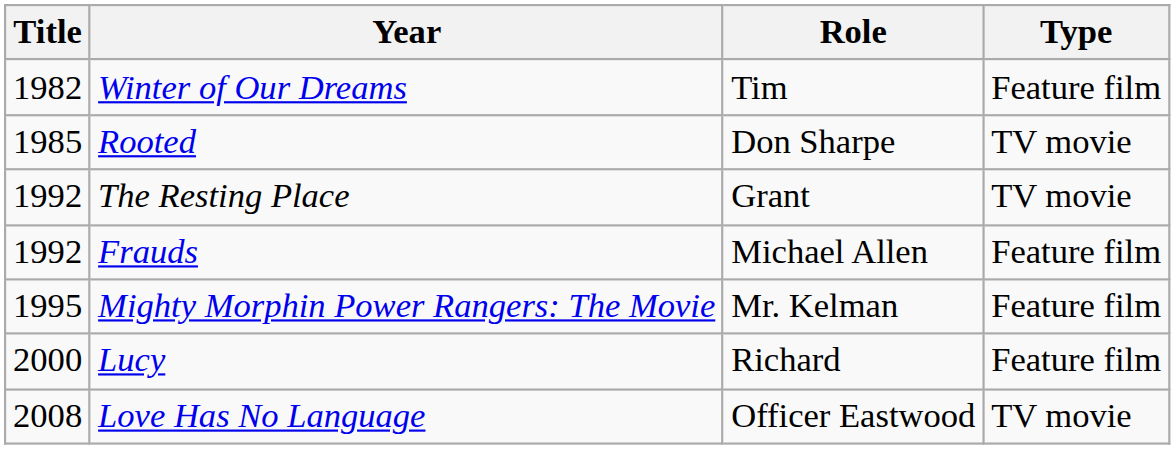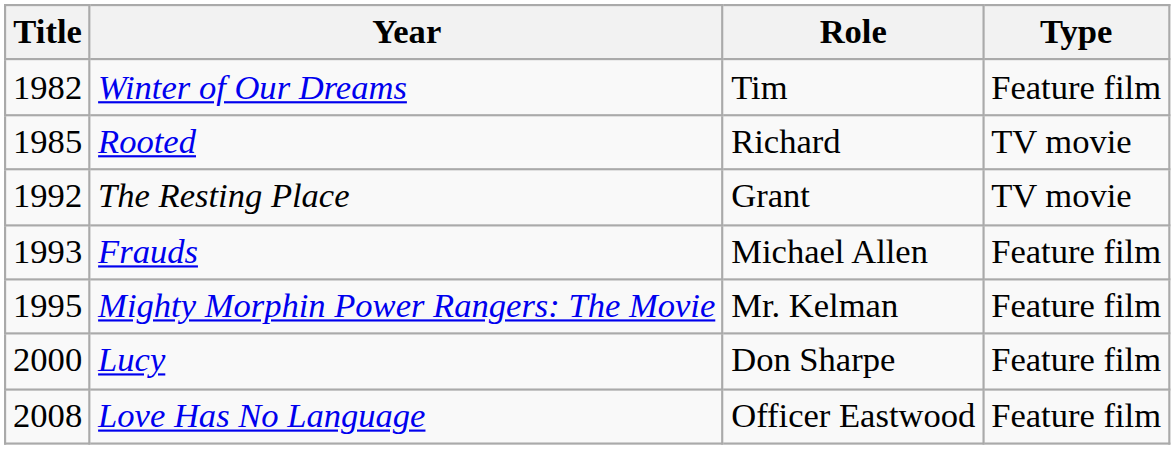(813, 141) Don Sharpe -> (786, 141) Richard
(48, 251) 1992 -> (48, 251) 1993
(786, 360) Richard -> (813, 360) Don Sharpe
(1061, 415) TV movie -> (1076, 415) Feature film
